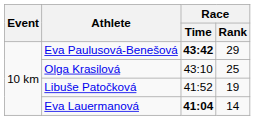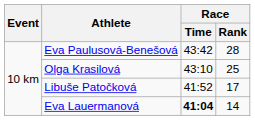(198, 51) bold -> (198, 51) normal
(233, 51) 29 -> (233, 51) 28
(233, 88) 19 -> (233, 88) 17
